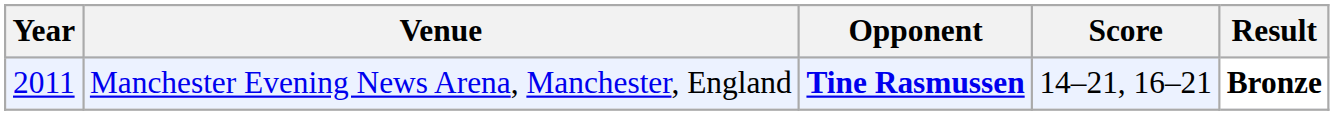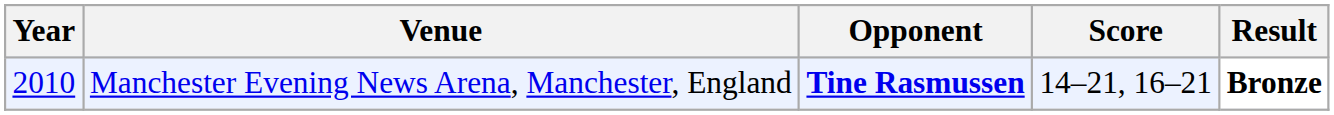(44, 82) 2011 -> (44, 82) 2010
